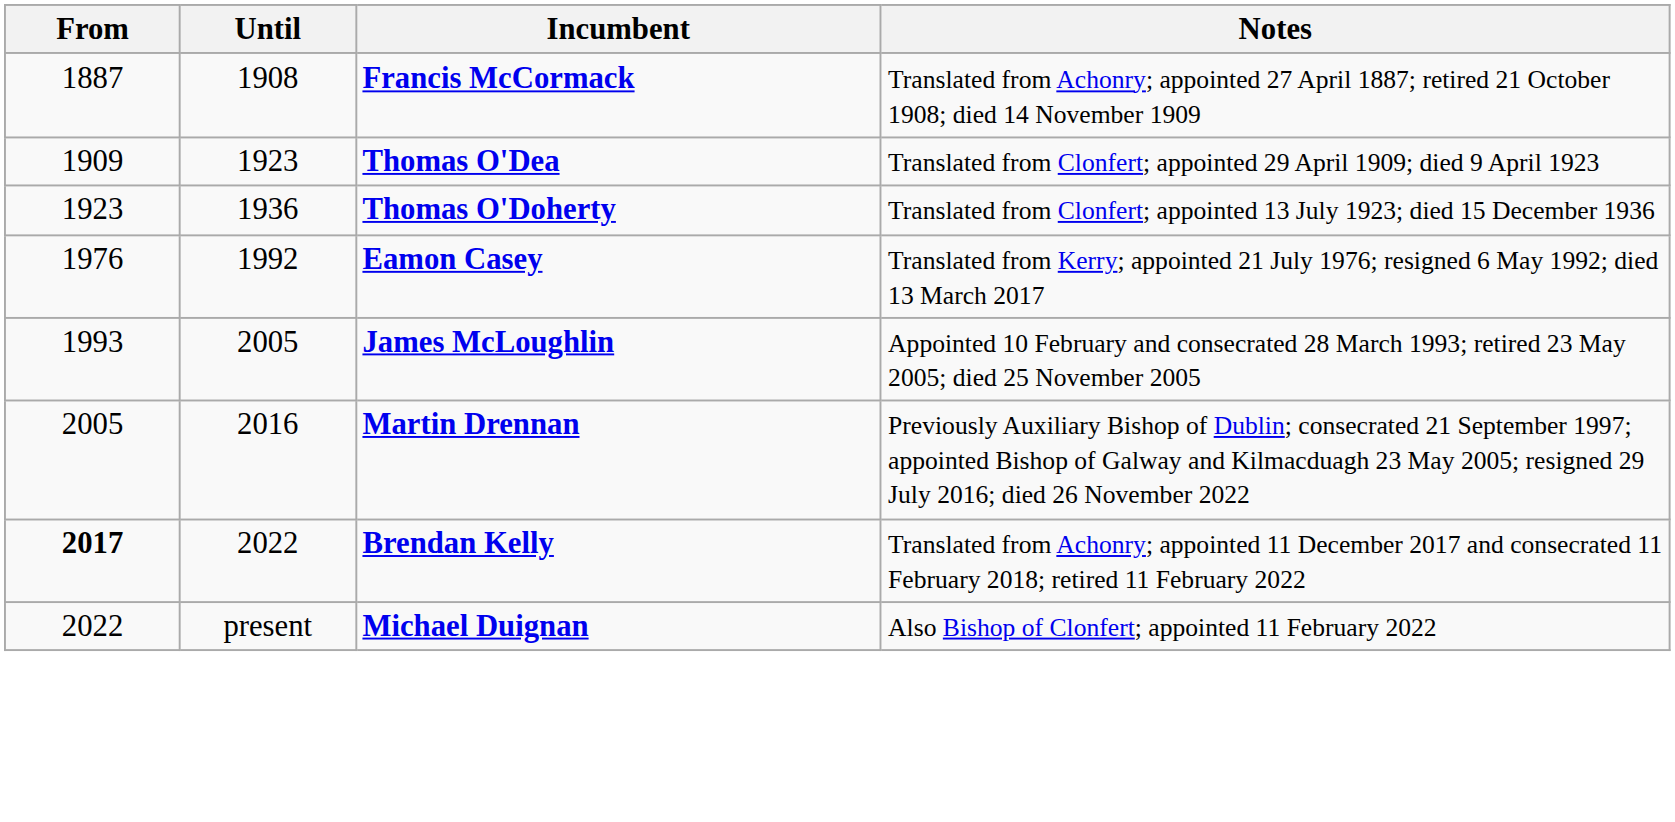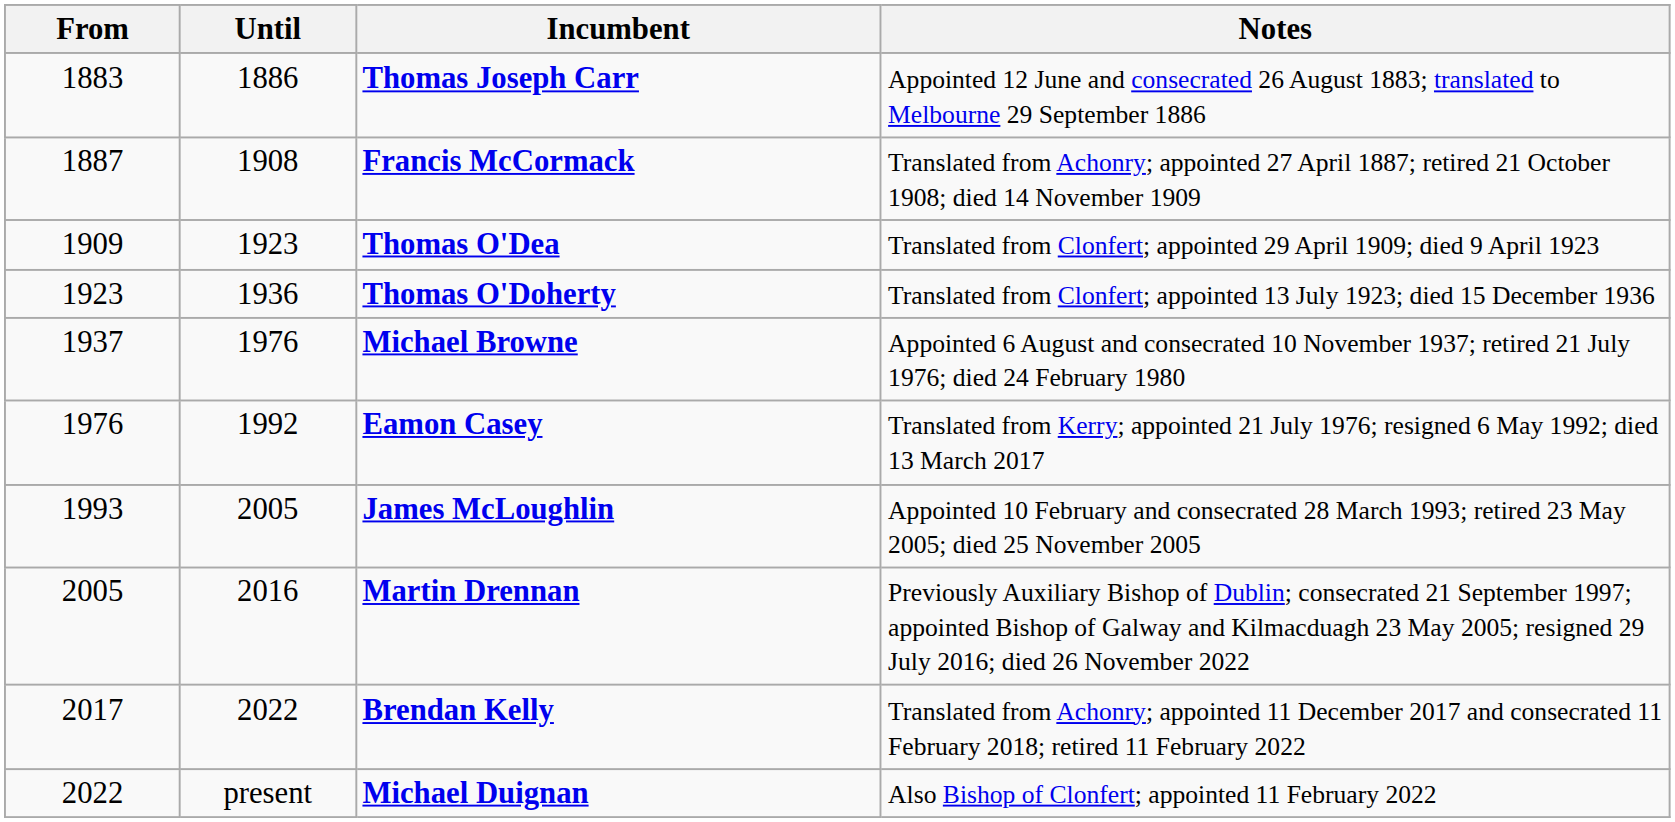+ row: (501, 77)
+ row: (470, 341)
(93, 542) bold -> (93, 709) normal
